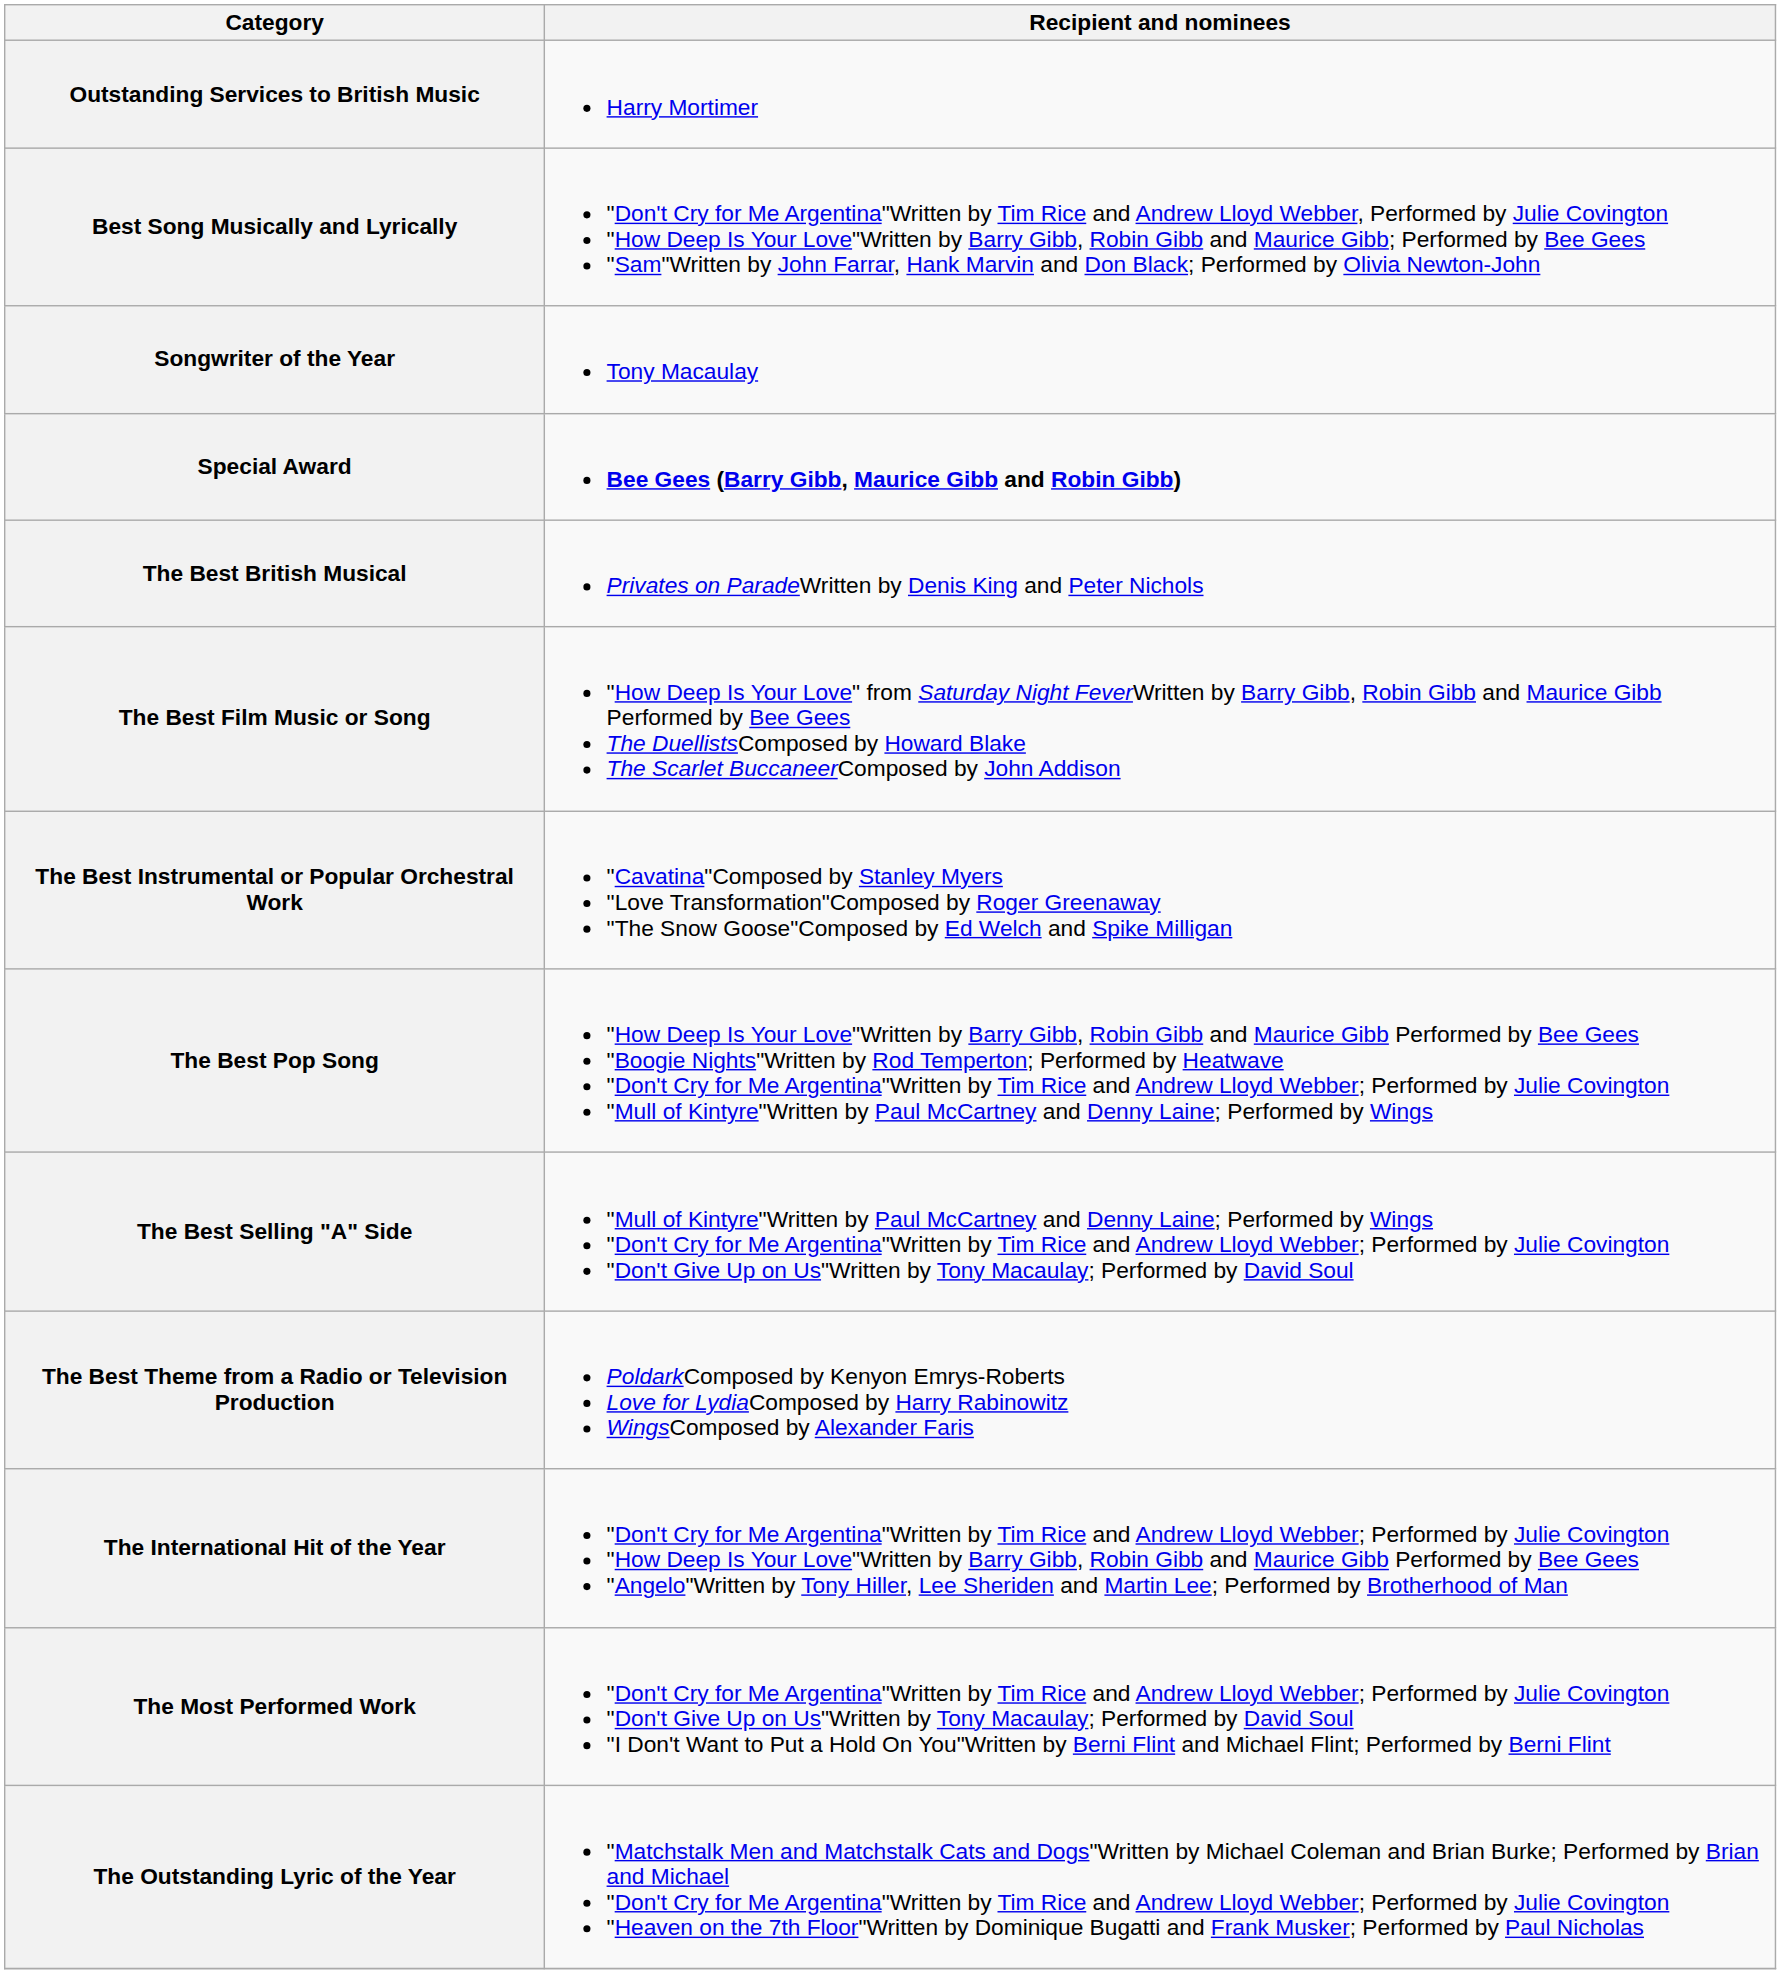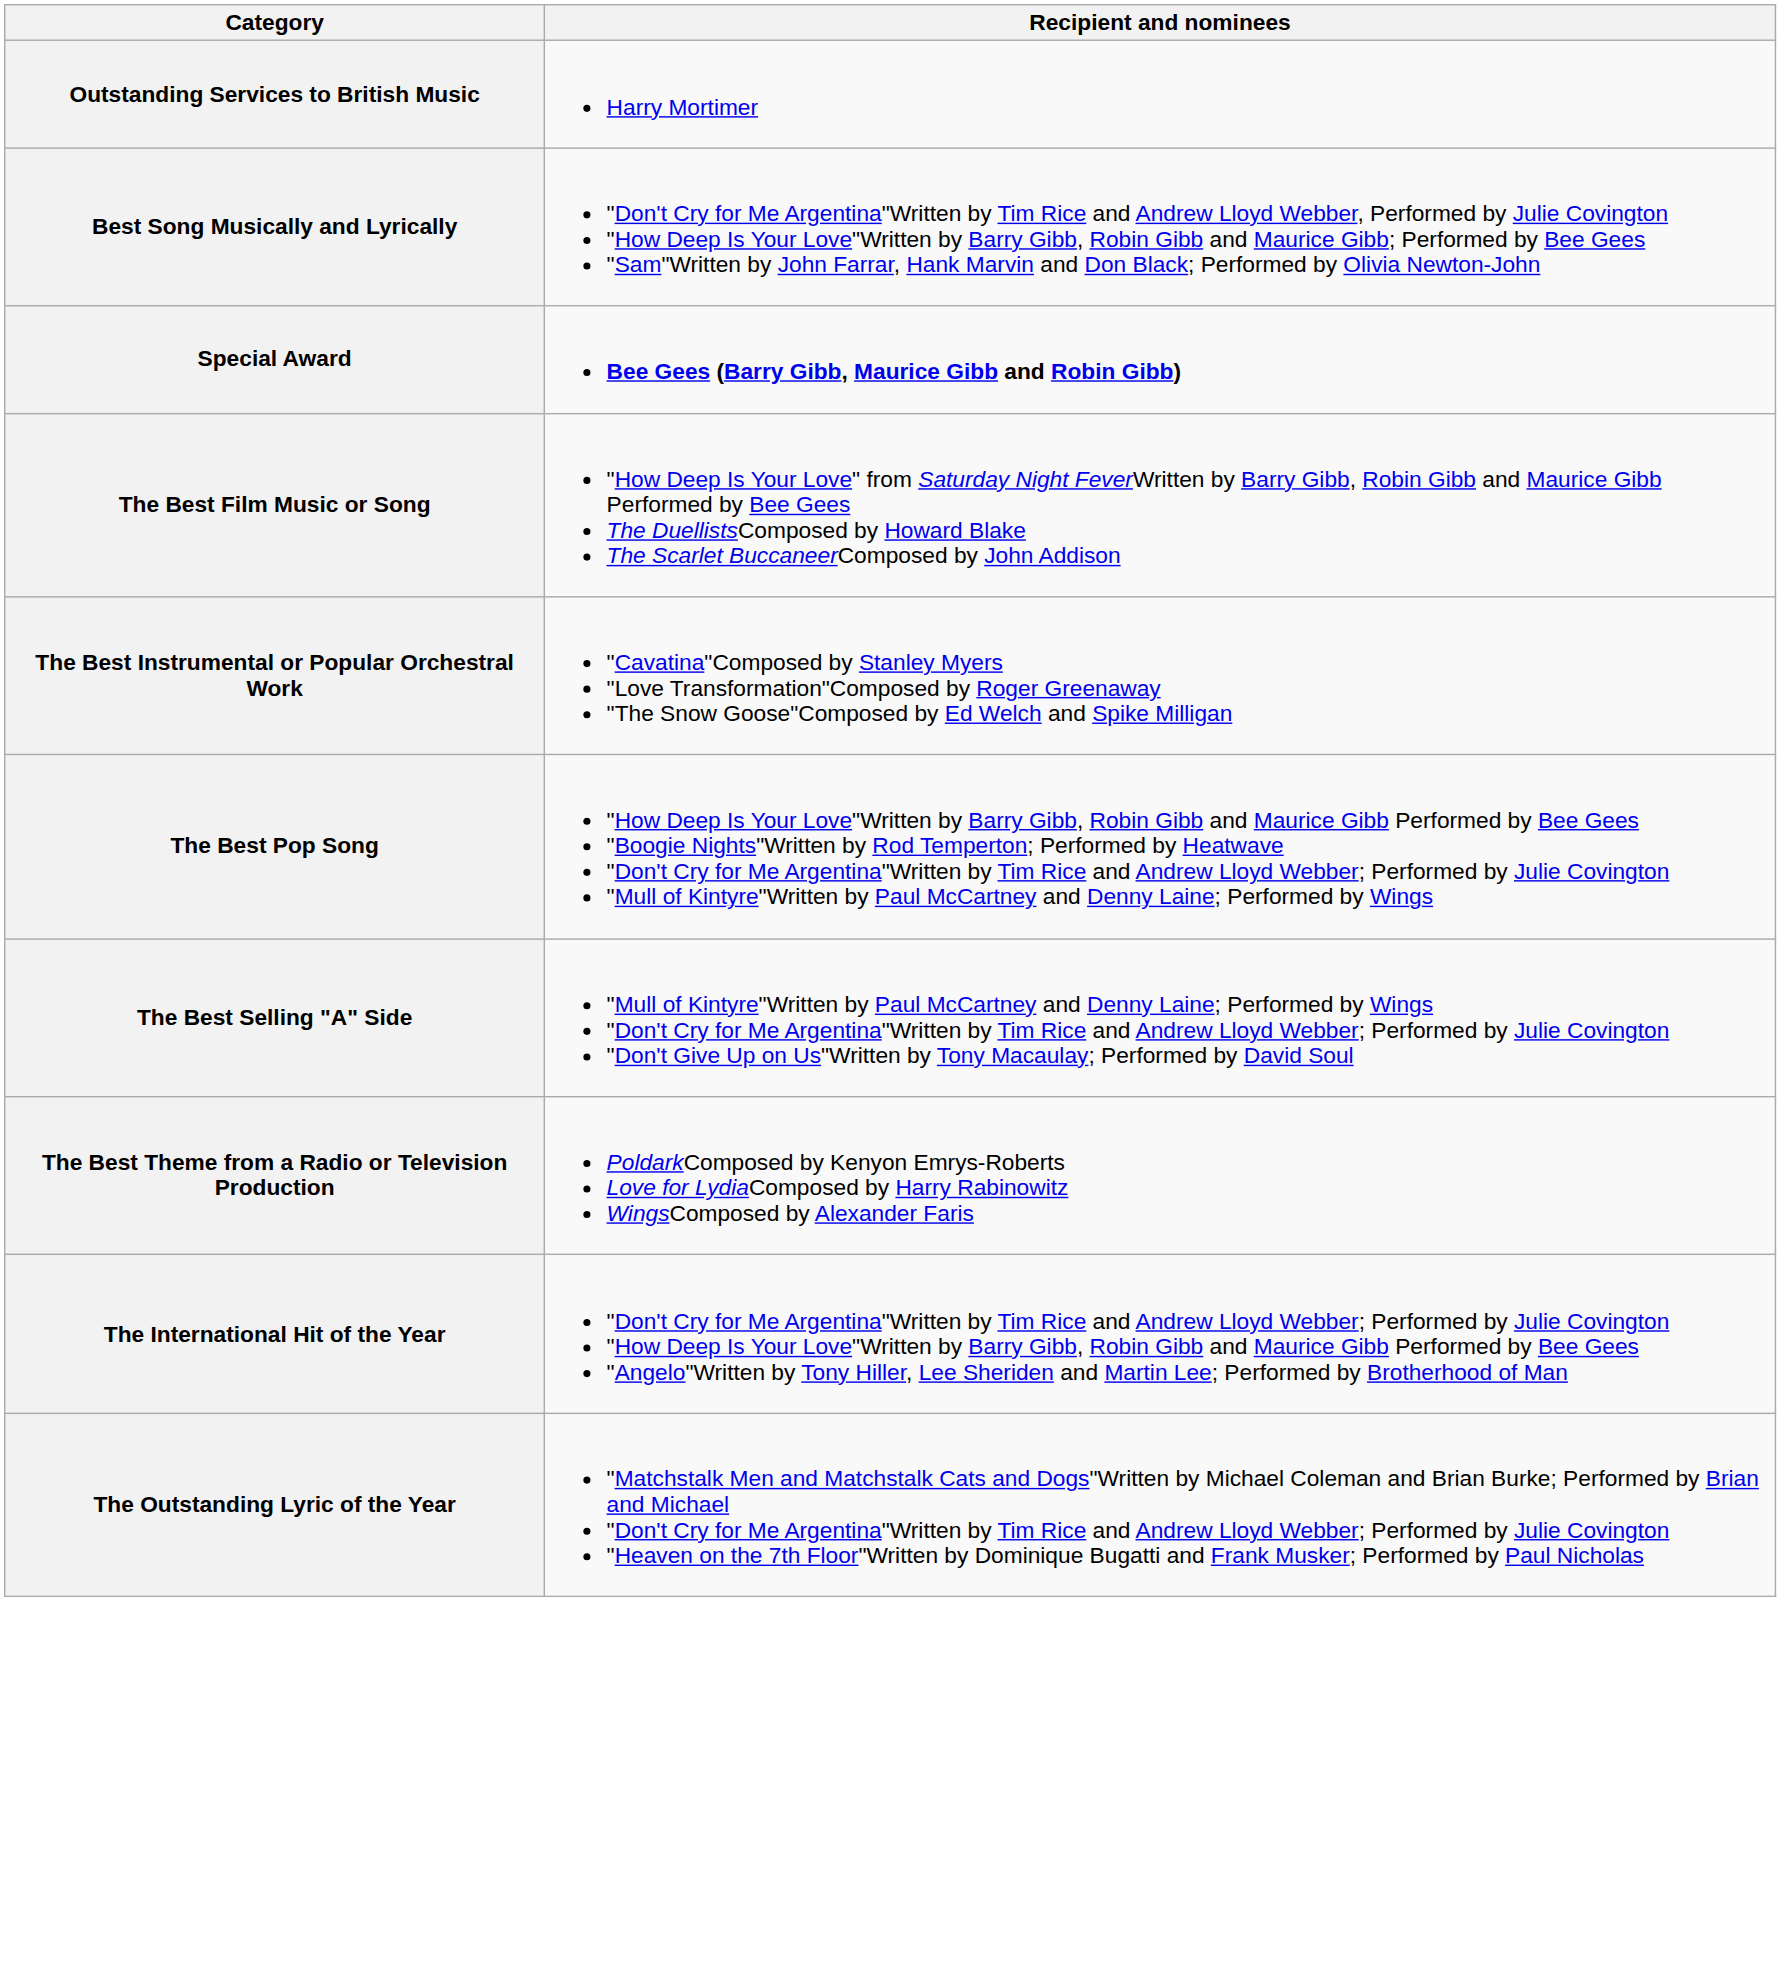- row: (275, 359)
- row: (275, 573)
- row: (275, 1705)
